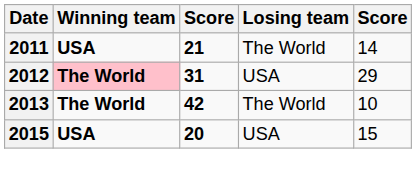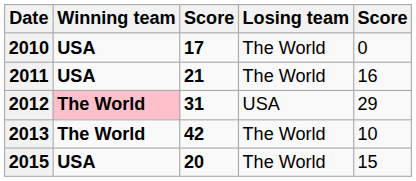+ row: (29, 47)
(367, 47) 14 -> (367, 76) 16
(261, 133) USA -> (284, 162) The World
